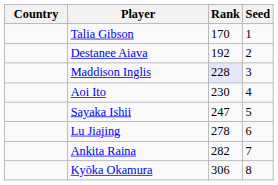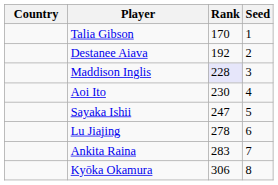(220, 151) 282 -> (220, 151) 283
